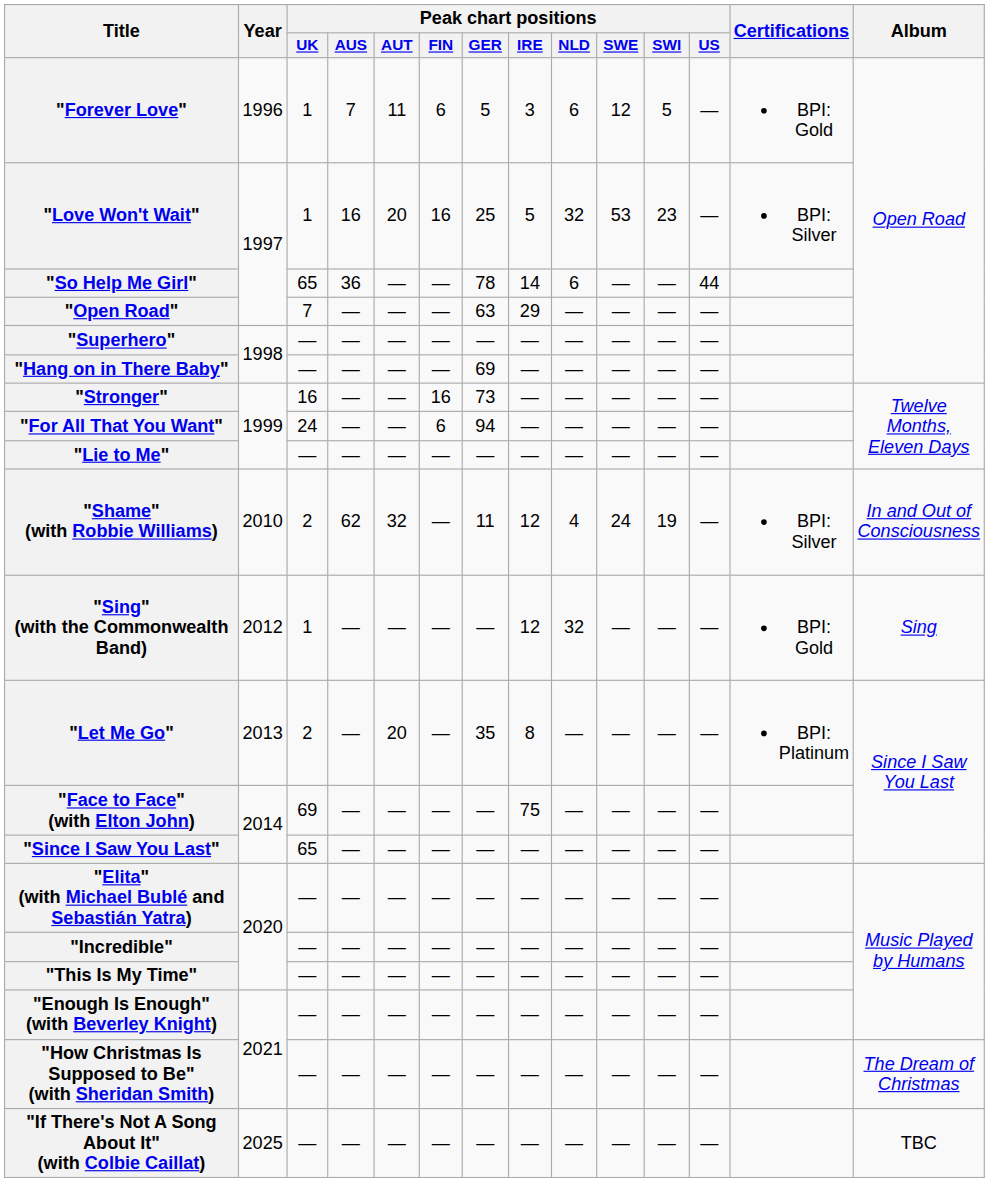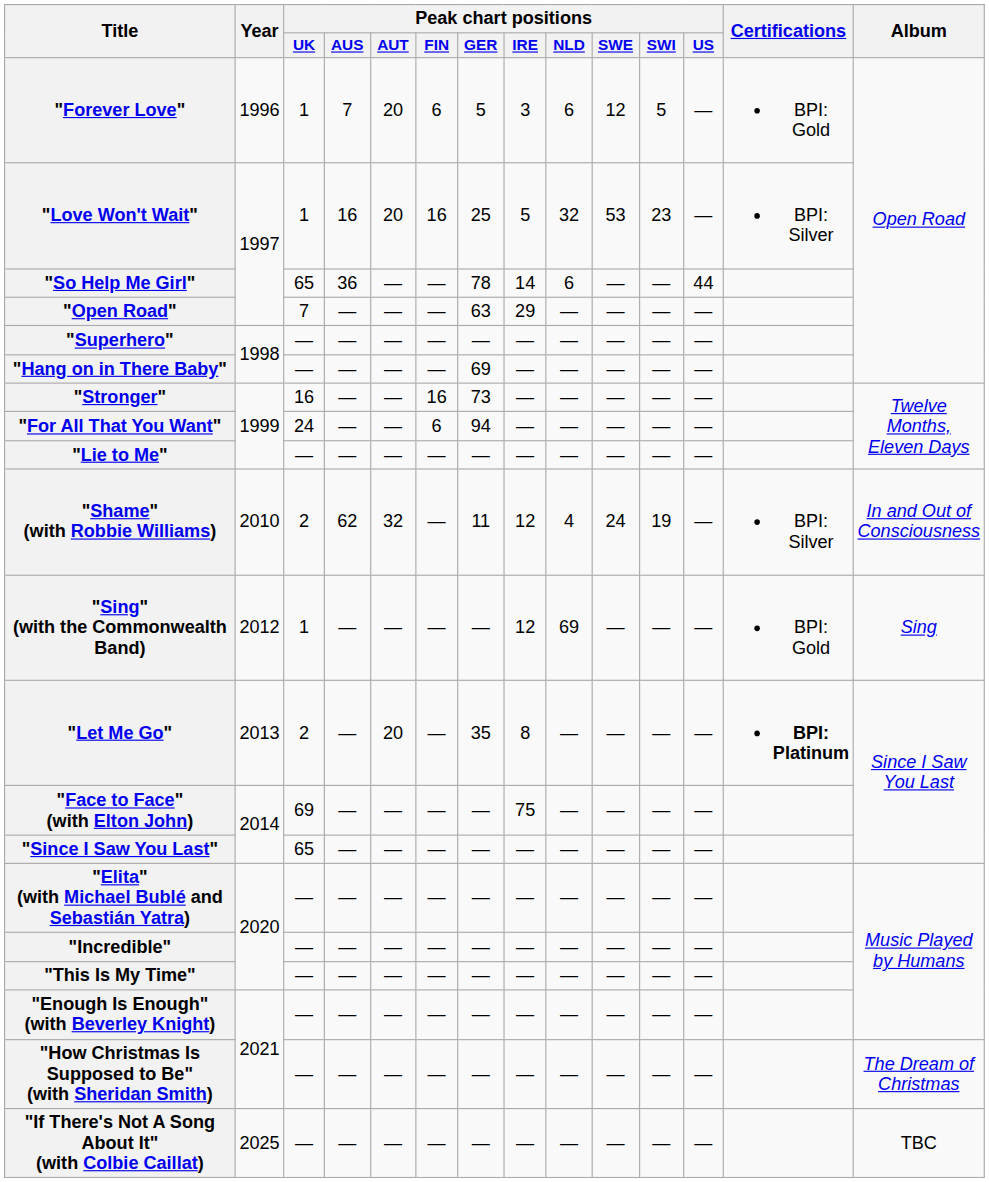(397, 110) 11 -> (393, 110) 20
(574, 627) 32 -> (569, 627) 69
(791, 743) normal -> (788, 743) bold
